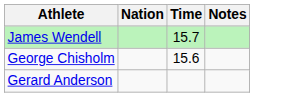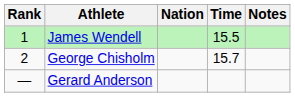+ column: (24, 15)
(186, 37) 15.7 -> (226, 37) 15.5
(186, 59) 15.6 -> (226, 59) 15.7
